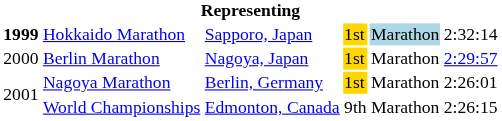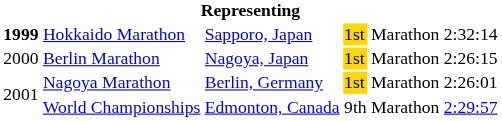(405, 34) lightblue background -> (405, 34) no background
(471, 58) 2:29:57 -> (471, 58) 2:26:15
(471, 106) 2:26:15 -> (471, 106) 2:29:57
